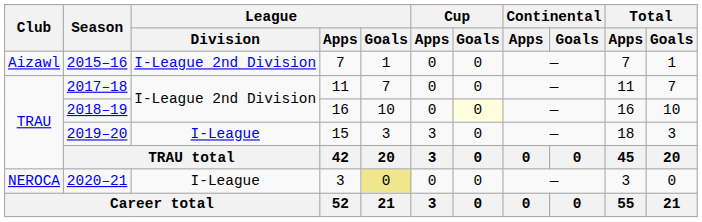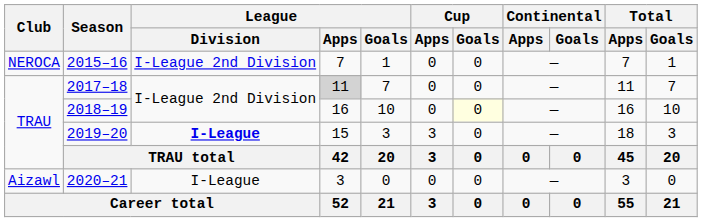(34, 63) Aizawl -> (34, 63) NEROCA
(340, 87) no background -> (340, 87) lightgrey background
(225, 134) normal -> (225, 134) bold
(34, 181) NEROCA -> (34, 181) Aizawl
(386, 181) khaki background -> (386, 181) no background
